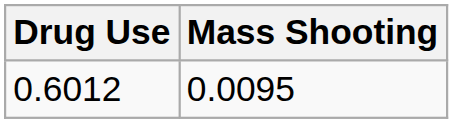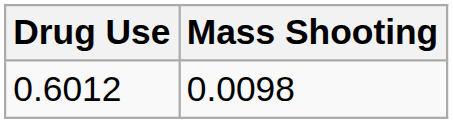(241, 88) 0.0095 -> (241, 88) 0.0098
